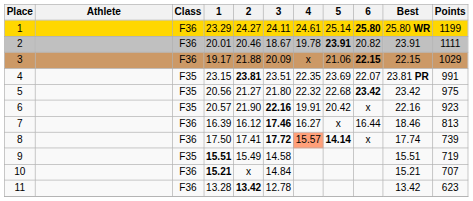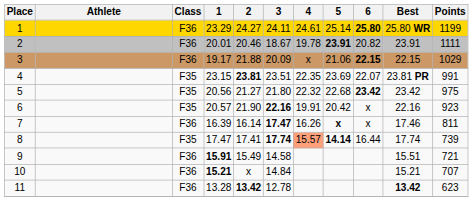(249, 124) 16.12 -> (249, 124) 16.14
(278, 124) 17.46 -> (278, 124) 17.47
(308, 124) 16.27 -> (308, 124) 16.26
(338, 124) normal -> (338, 124) bold
(368, 124) 16.44 -> (368, 124) x
(408, 124) 18.46 -> (408, 124) 17.46
(450, 124) 813 -> (450, 124) 811
(188, 140) F36 -> (188, 140) F35
(219, 140) 17.50 -> (219, 140) 17.47
(278, 140) 17.72 -> (278, 140) 17.74
(368, 140) x -> (368, 140) 16.44
(188, 156) F35 -> (188, 156) F36
(219, 156) 15.51 -> (219, 156) 15.91
(450, 156) 719 -> (450, 156) 721
(408, 188) normal -> (408, 188) bold
